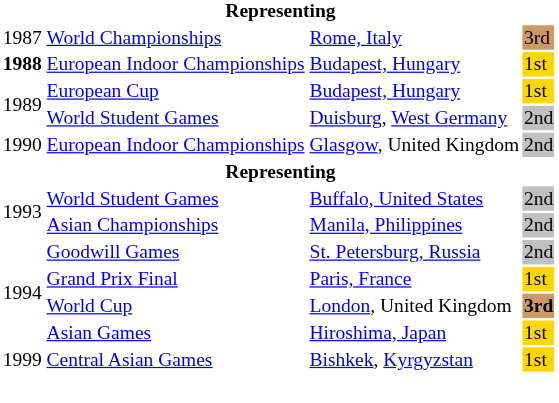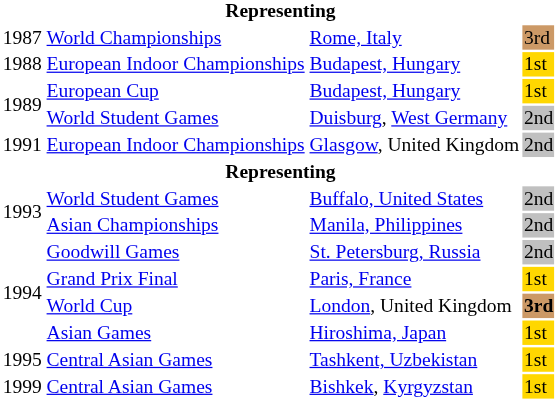(22, 64) bold -> (22, 64) normal
(22, 144) 1990 -> (22, 144) 1991
+ row: (130, 359)
